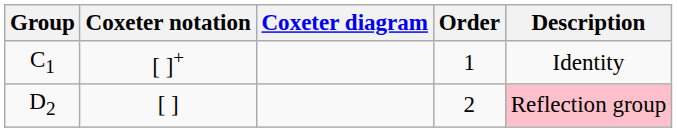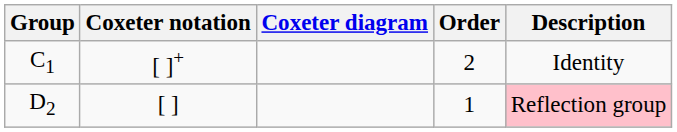(469, 62) 1 -> (469, 62) 2
(469, 105) 2 -> (469, 105) 1
